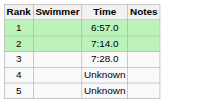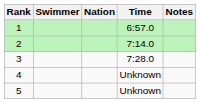+ column: (100, 12)
